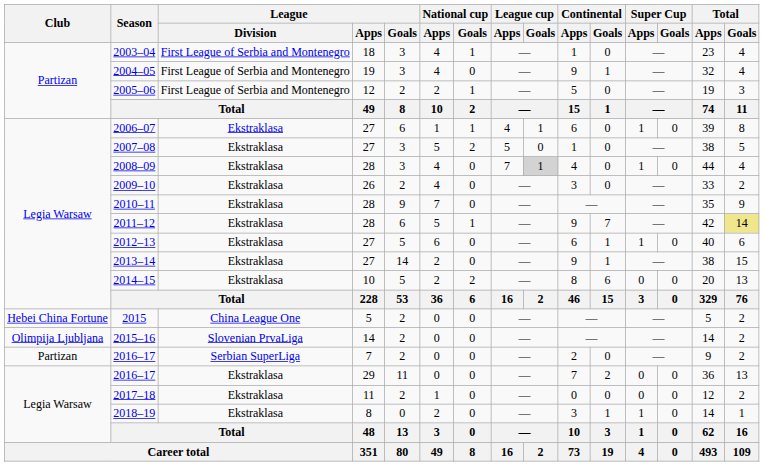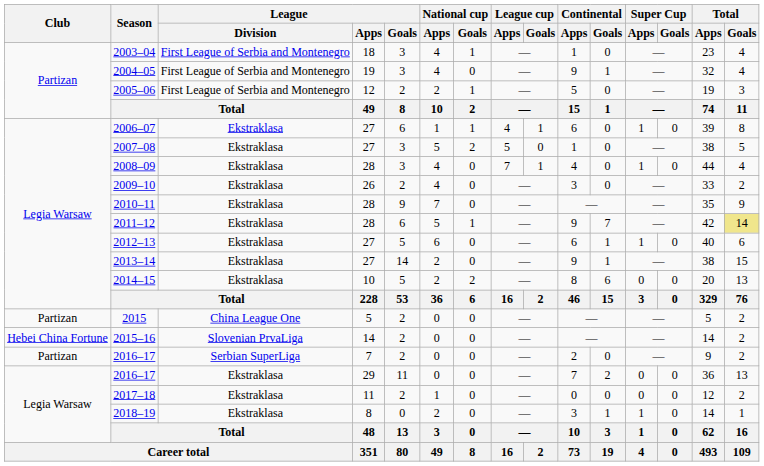(541, 166) lightgrey background -> (541, 166) no background
(57, 318) Hebei China Fortune -> (57, 318) Partizan
(57, 337) Olimpija Ljubljana -> (57, 337) Hebei China Fortune
